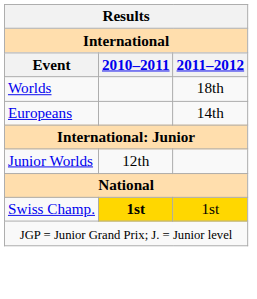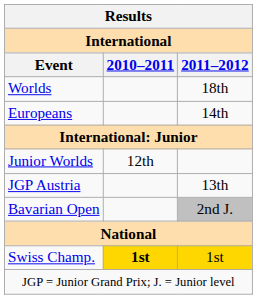+ row: (44, 185)
+ row: (54, 209)
